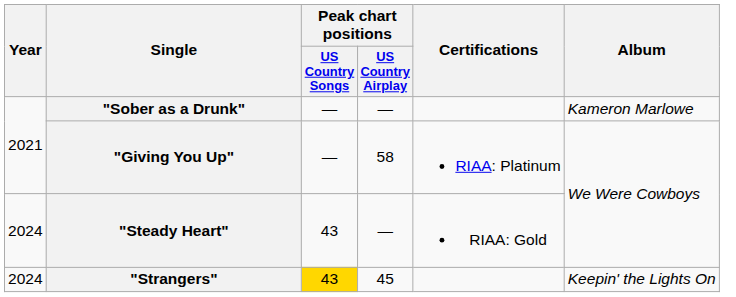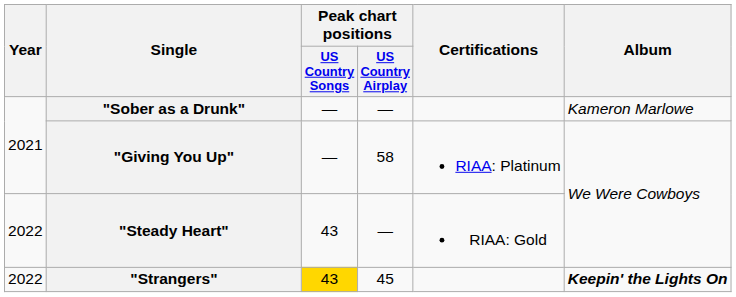(25, 230) 2024 -> (25, 230) 2022
(25, 279) 2024 -> (25, 279) 2022
(642, 279) normal -> (648, 279) bold
